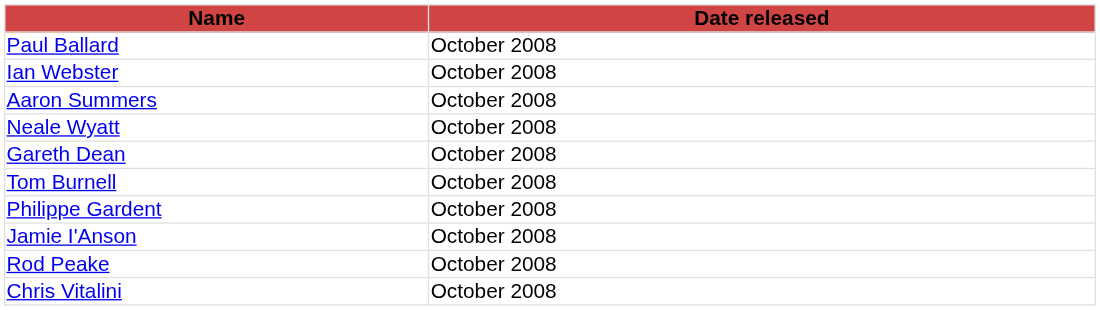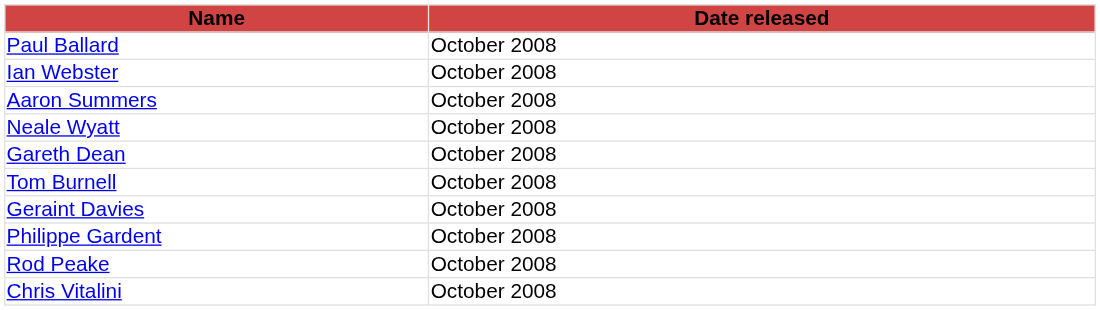+ row: (75, 209)
- row: (72, 236)
